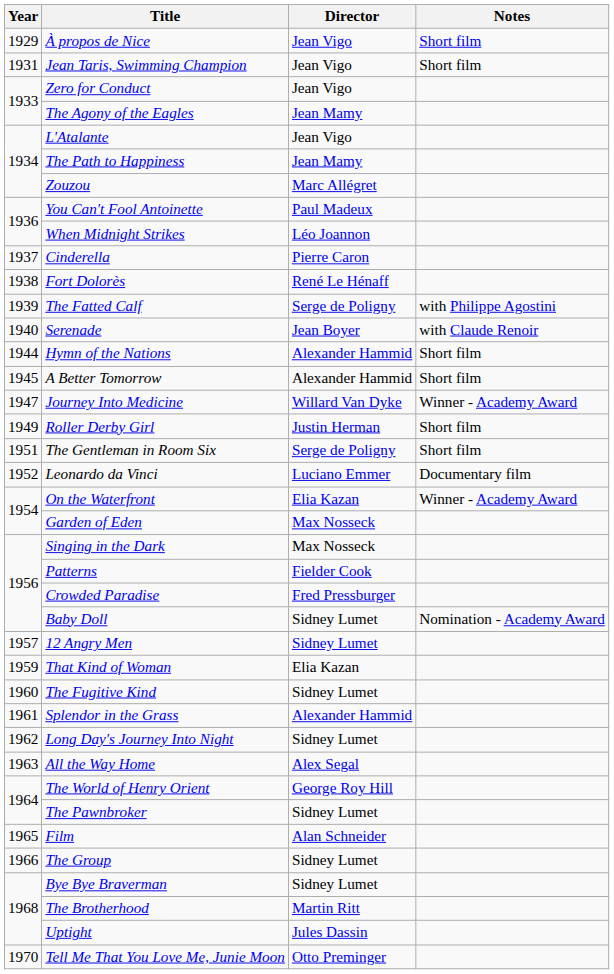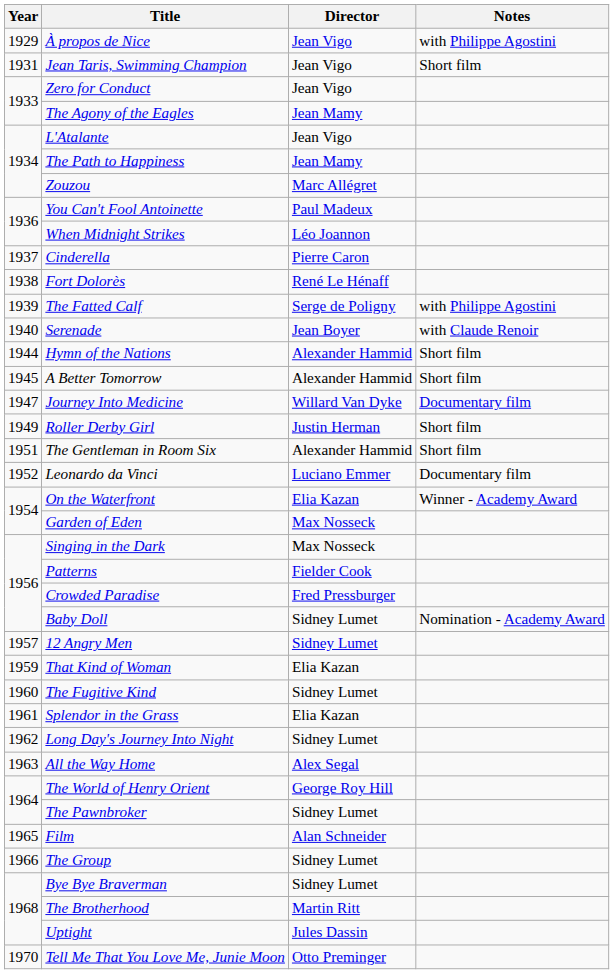(450, 40) Short film -> (488, 40) with Philippe Agostini
(498, 402) Winner - Academy Award -> (475, 402) Documentary film
(344, 450) Serge de Poligny -> (352, 450) Alexander Hammid
(352, 715) Alexander Hammid -> (325, 715) Elia Kazan
